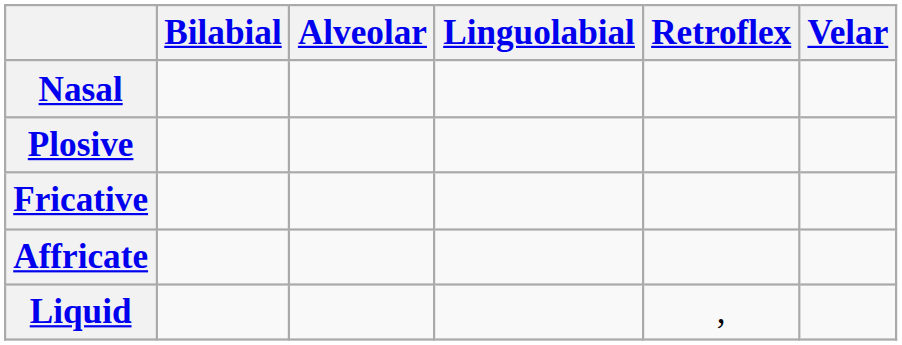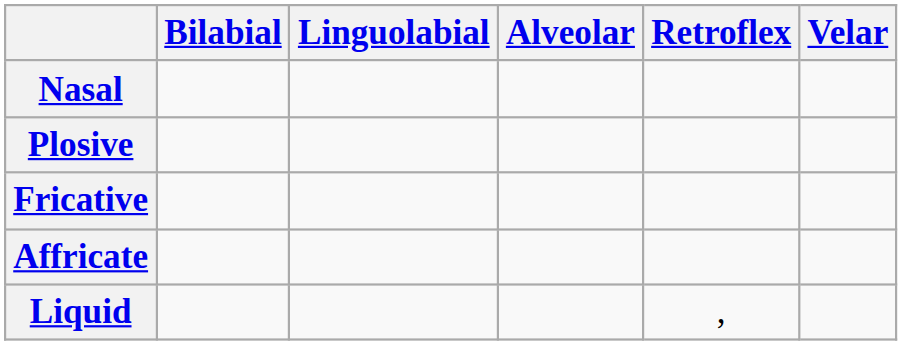columns swapped: (539, 32) <-> (362, 32)
